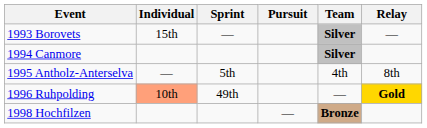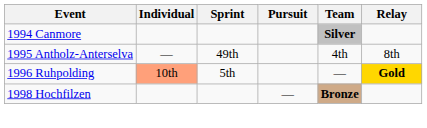- row: (44, 34)
(227, 73) 5th -> (227, 53) 49th
(227, 93) 49th -> (227, 73) 5th
